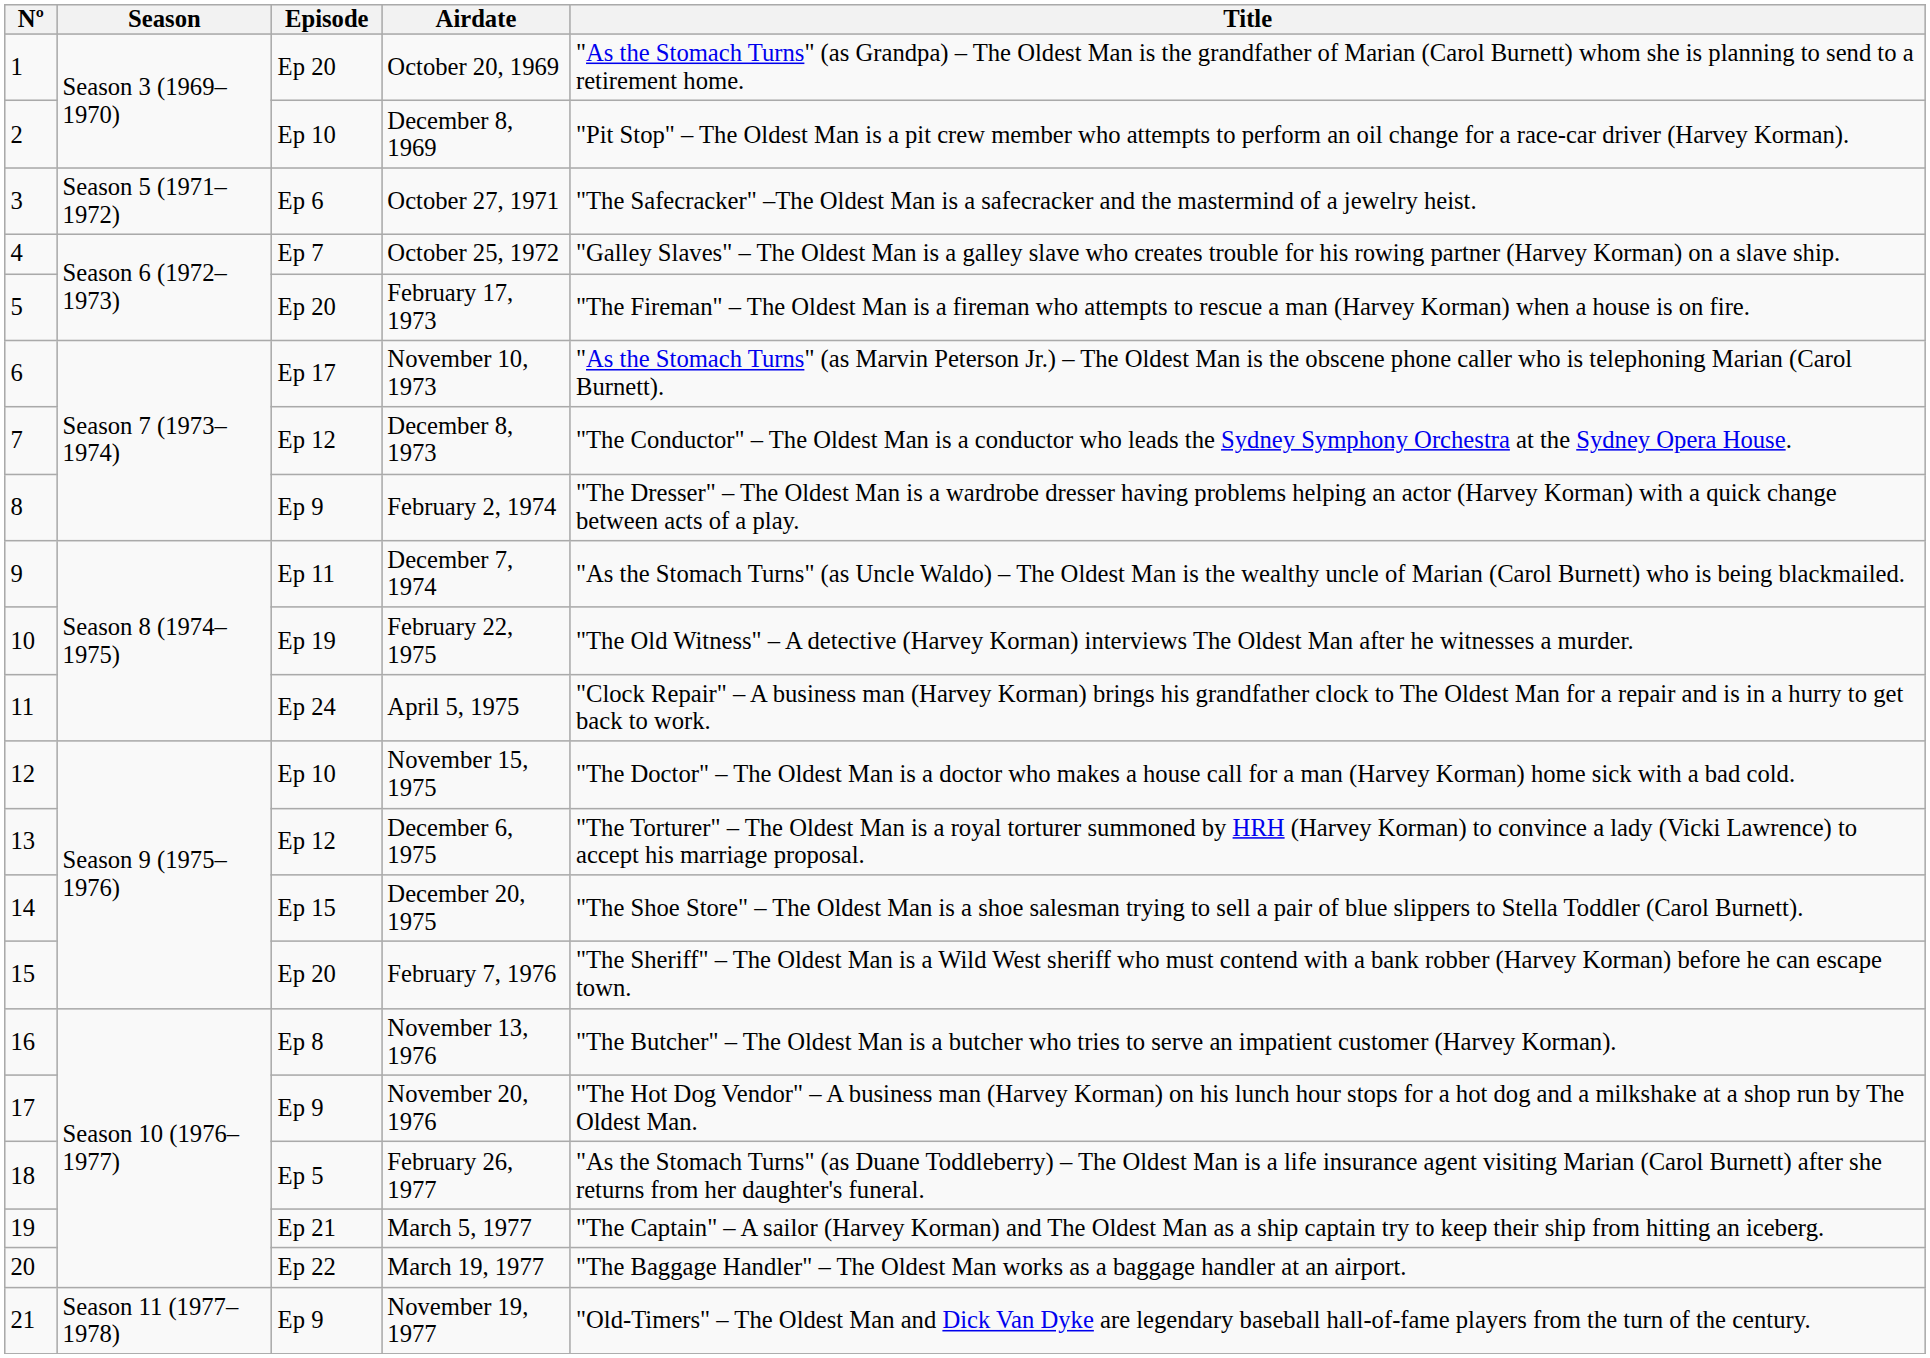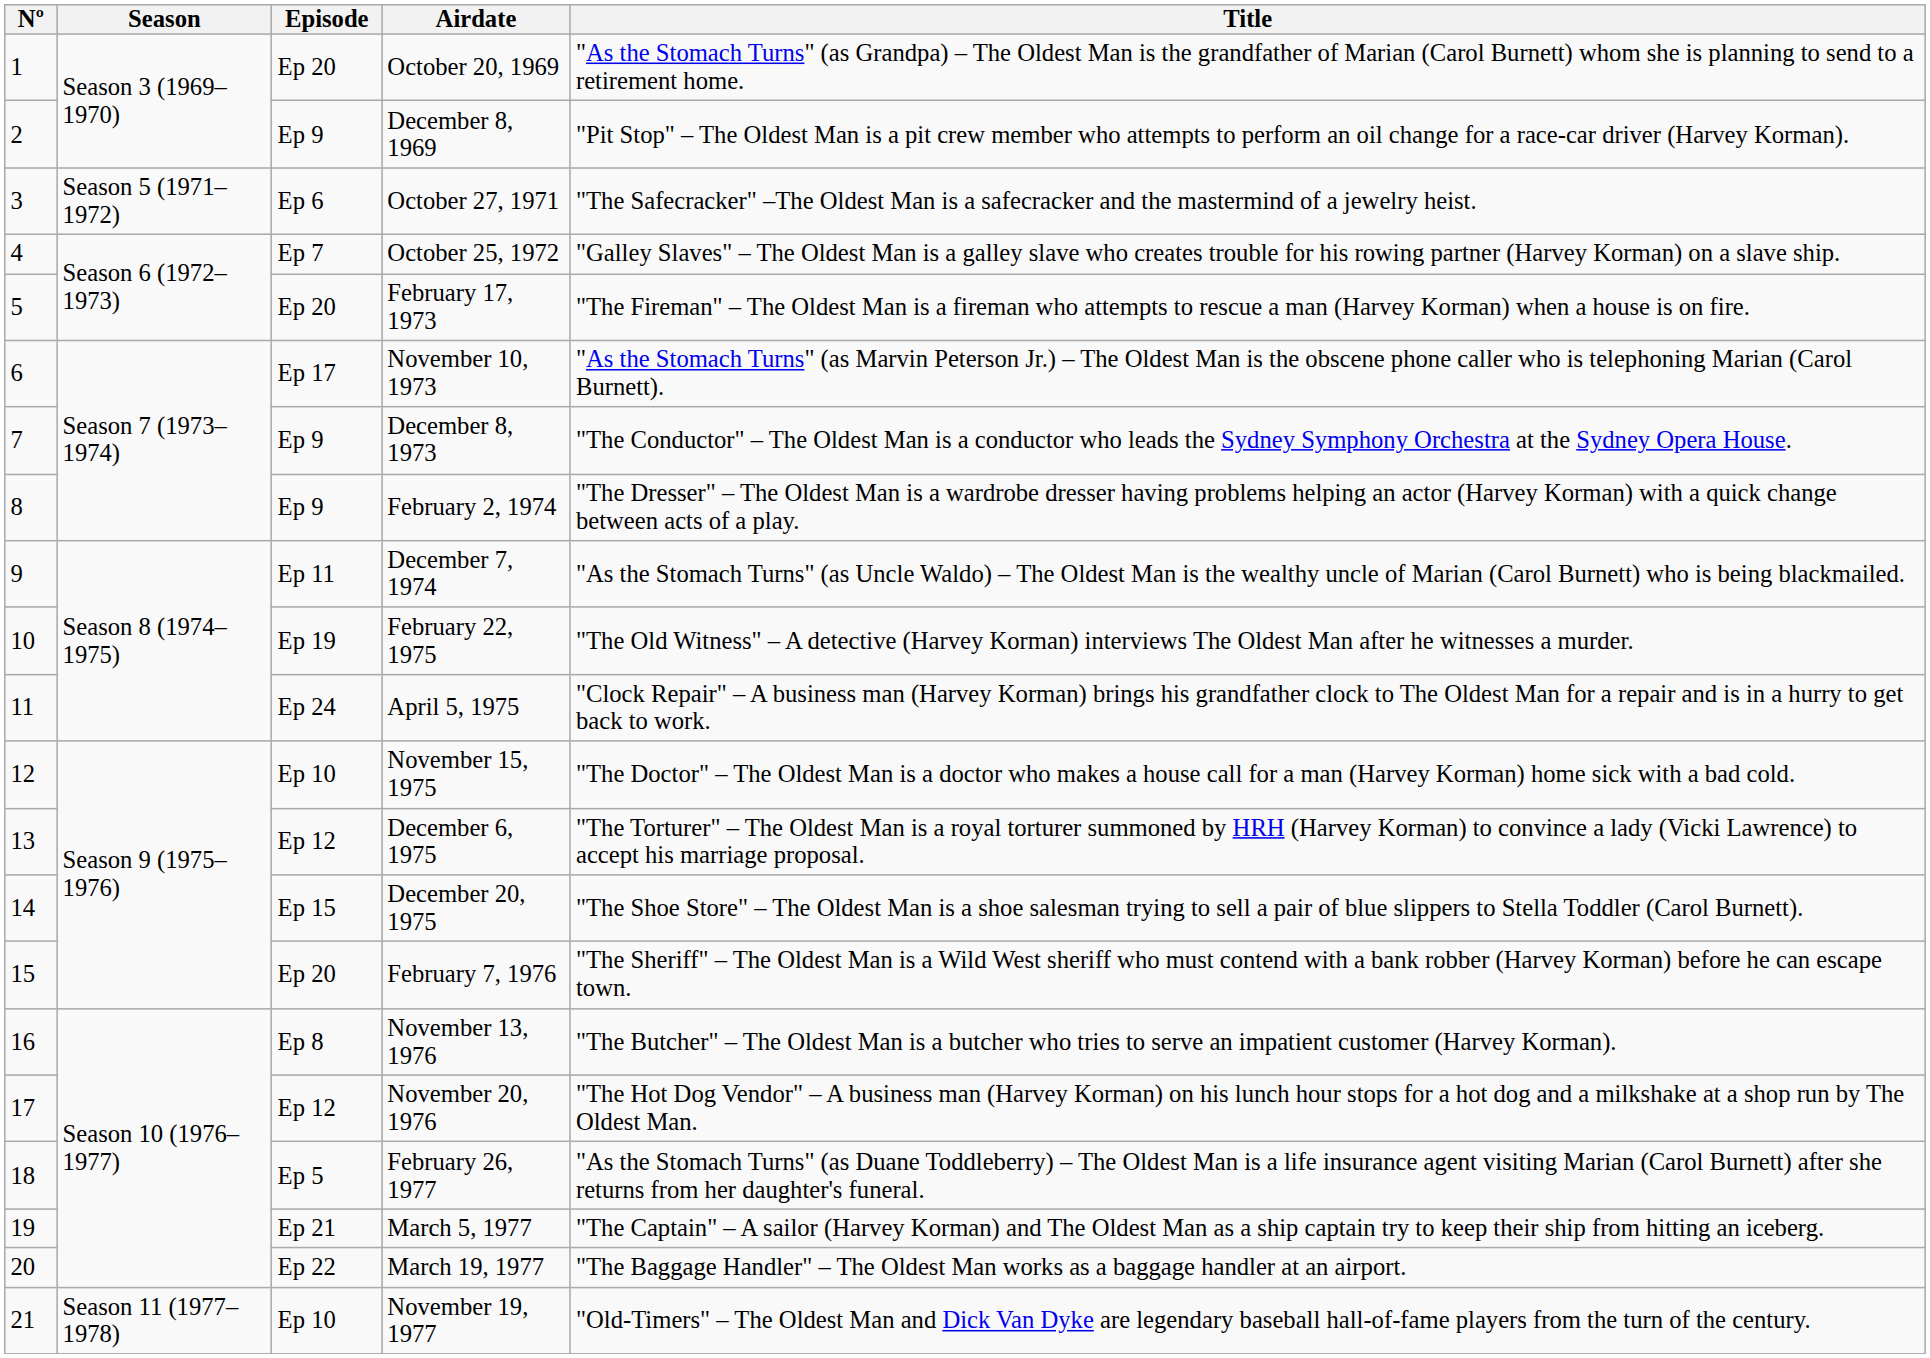(307, 133) Ep 10 -> (301, 133) Ep 9
(307, 440) Ep 12 -> (301, 440) Ep 9
(301, 1108) Ep 9 -> (307, 1108) Ep 12
(301, 1319) Ep 9 -> (307, 1319) Ep 10
